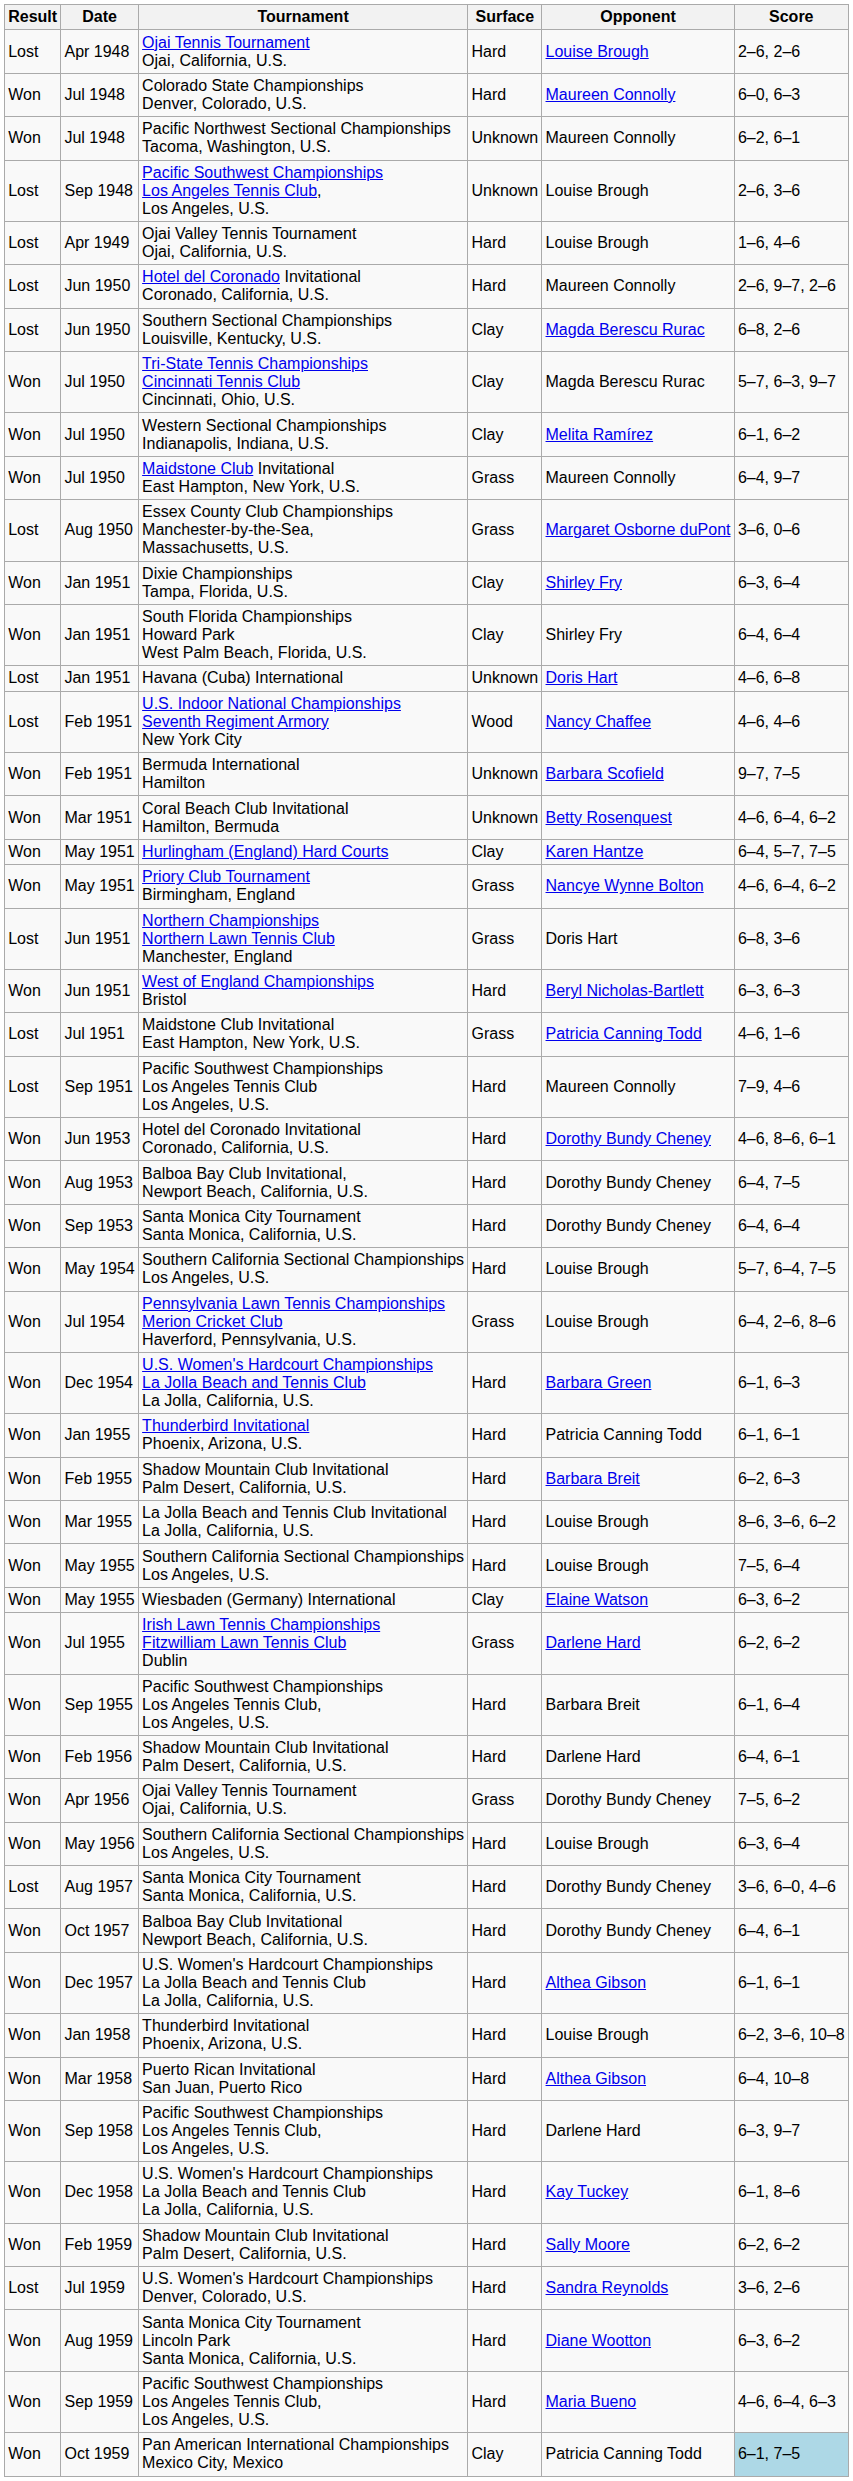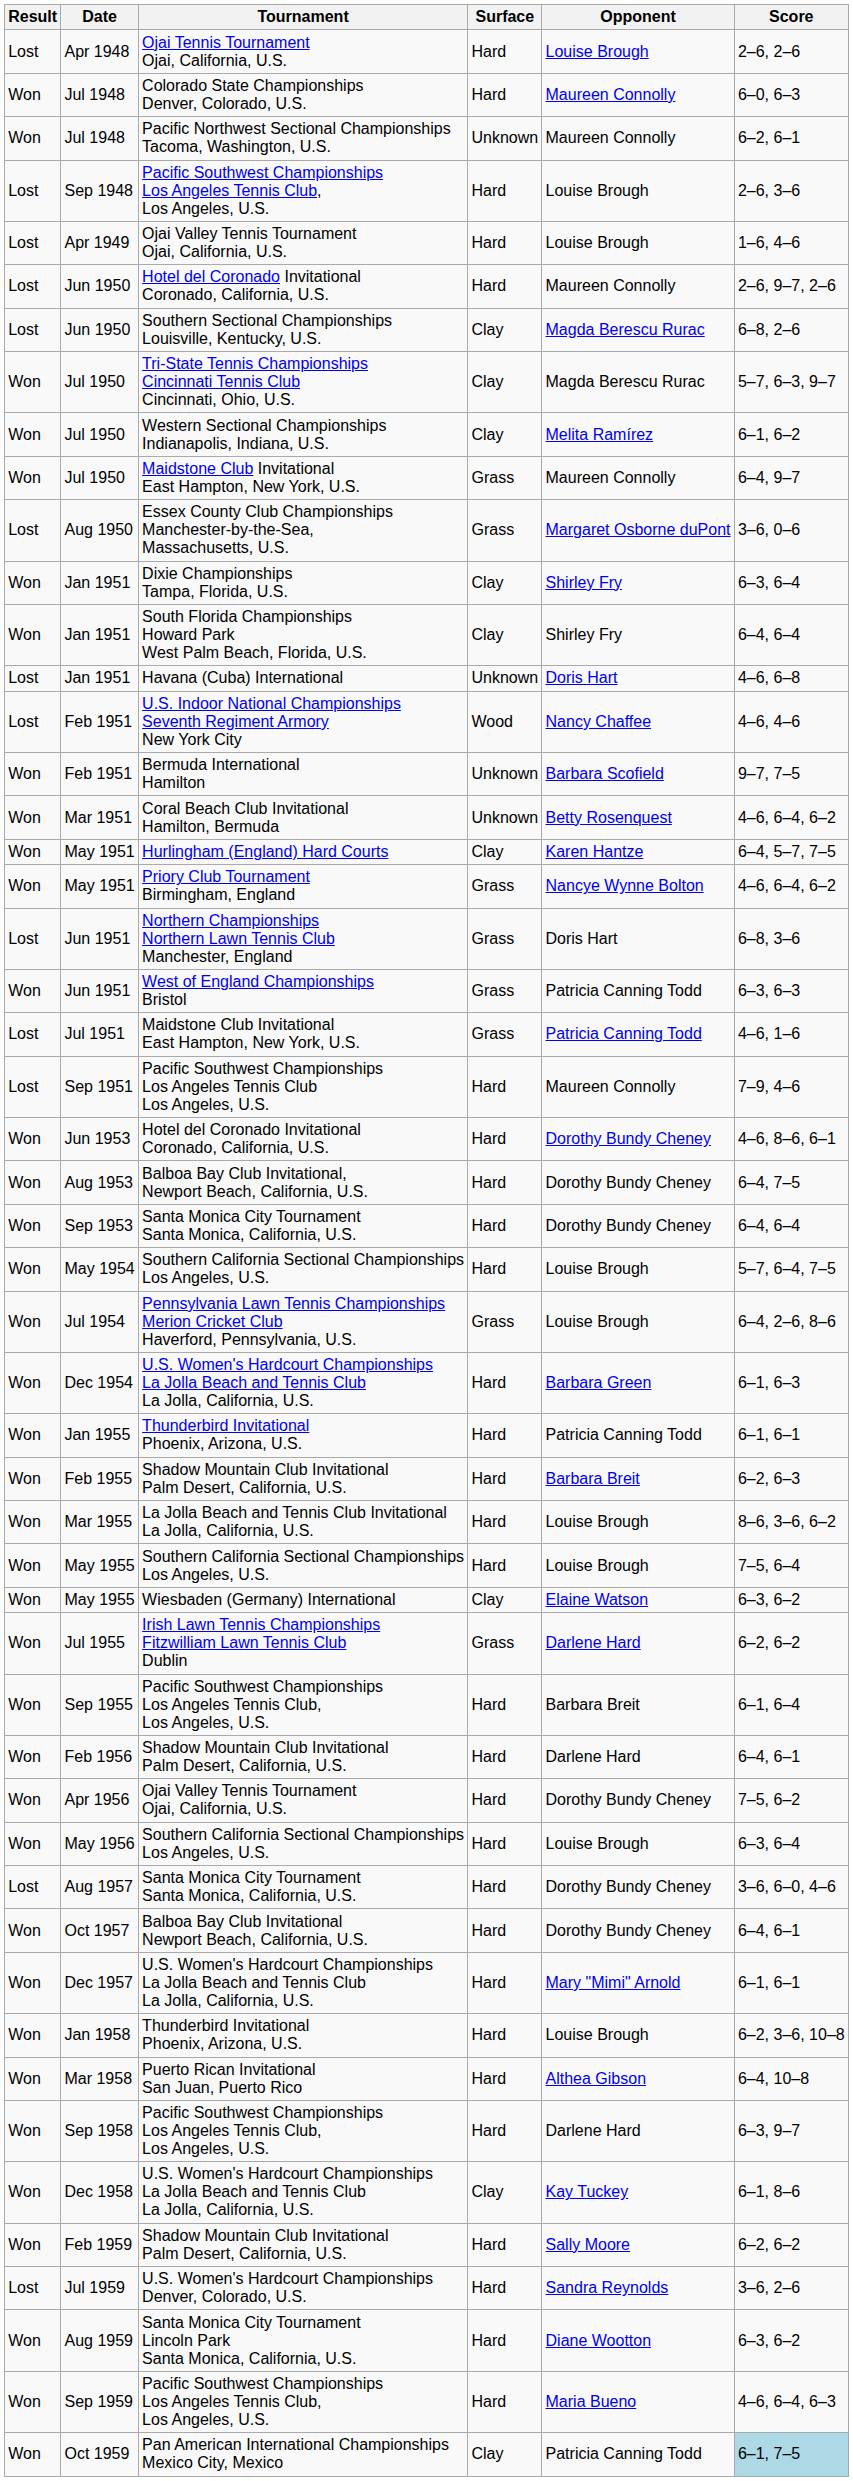(505, 190) Unknown -> (489, 190) Hard
(489, 991) Hard -> (493, 991) Grass
(625, 991) Beryl Nicholas-Bartlett -> (624, 991) Patricia Canning Todd
(493, 1800) Grass -> (489, 1800) Hard
(596, 1982) Althea Gibson -> (613, 1982) Mary "Mimi" Arnold
(489, 2192) Hard -> (487, 2192) Clay
